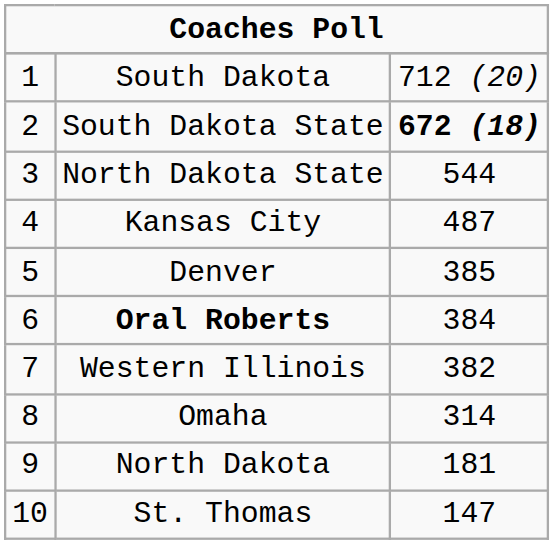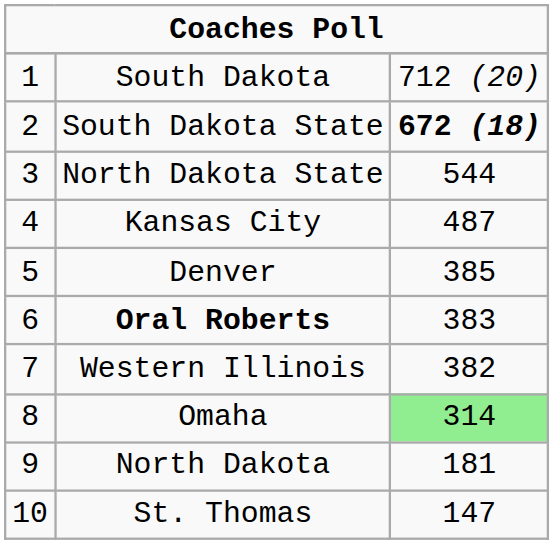(469, 321) 384 -> (469, 321) 383
(469, 418) no background -> (469, 418) lightgreen background
